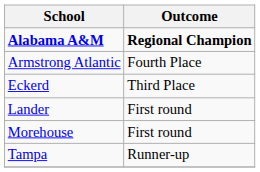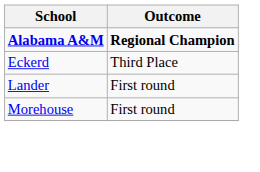- row: (64, 62)
- row: (28, 155)
